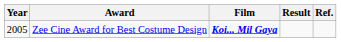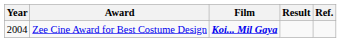(17, 29) 2005 -> (17, 29) 2004
